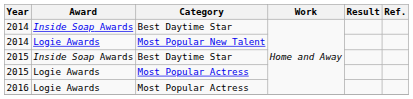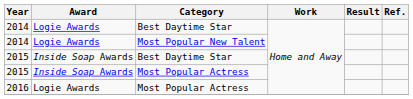(83, 27) Inside Soap Awards -> (67, 27) Logie Awards
(67, 72) Logie Awards -> (83, 72) Inside Soap Awards
